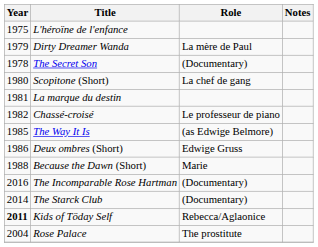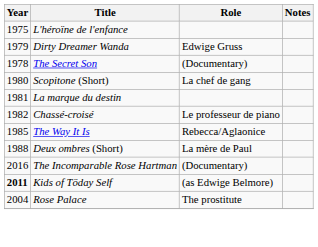(217, 47) La mère de Paul -> (212, 47) Edwige Gruss
(227, 132) (as Edwige Belmore) -> (224, 132) Rebecca/Aglaonice
(18, 149) 1986 -> (18, 149) 1988
(212, 149) Edwige Gruss -> (217, 149) La mère de Paul
- row: (90, 166)
- row: (68, 200)
(224, 217) Rebecca/Aglaonice -> (227, 183) (as Edwige Belmore)
